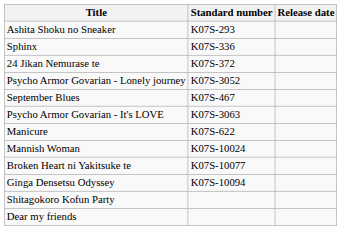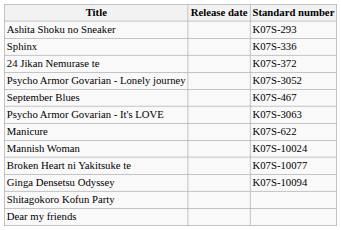columns swapped: (232, 13) <-> (306, 13)
